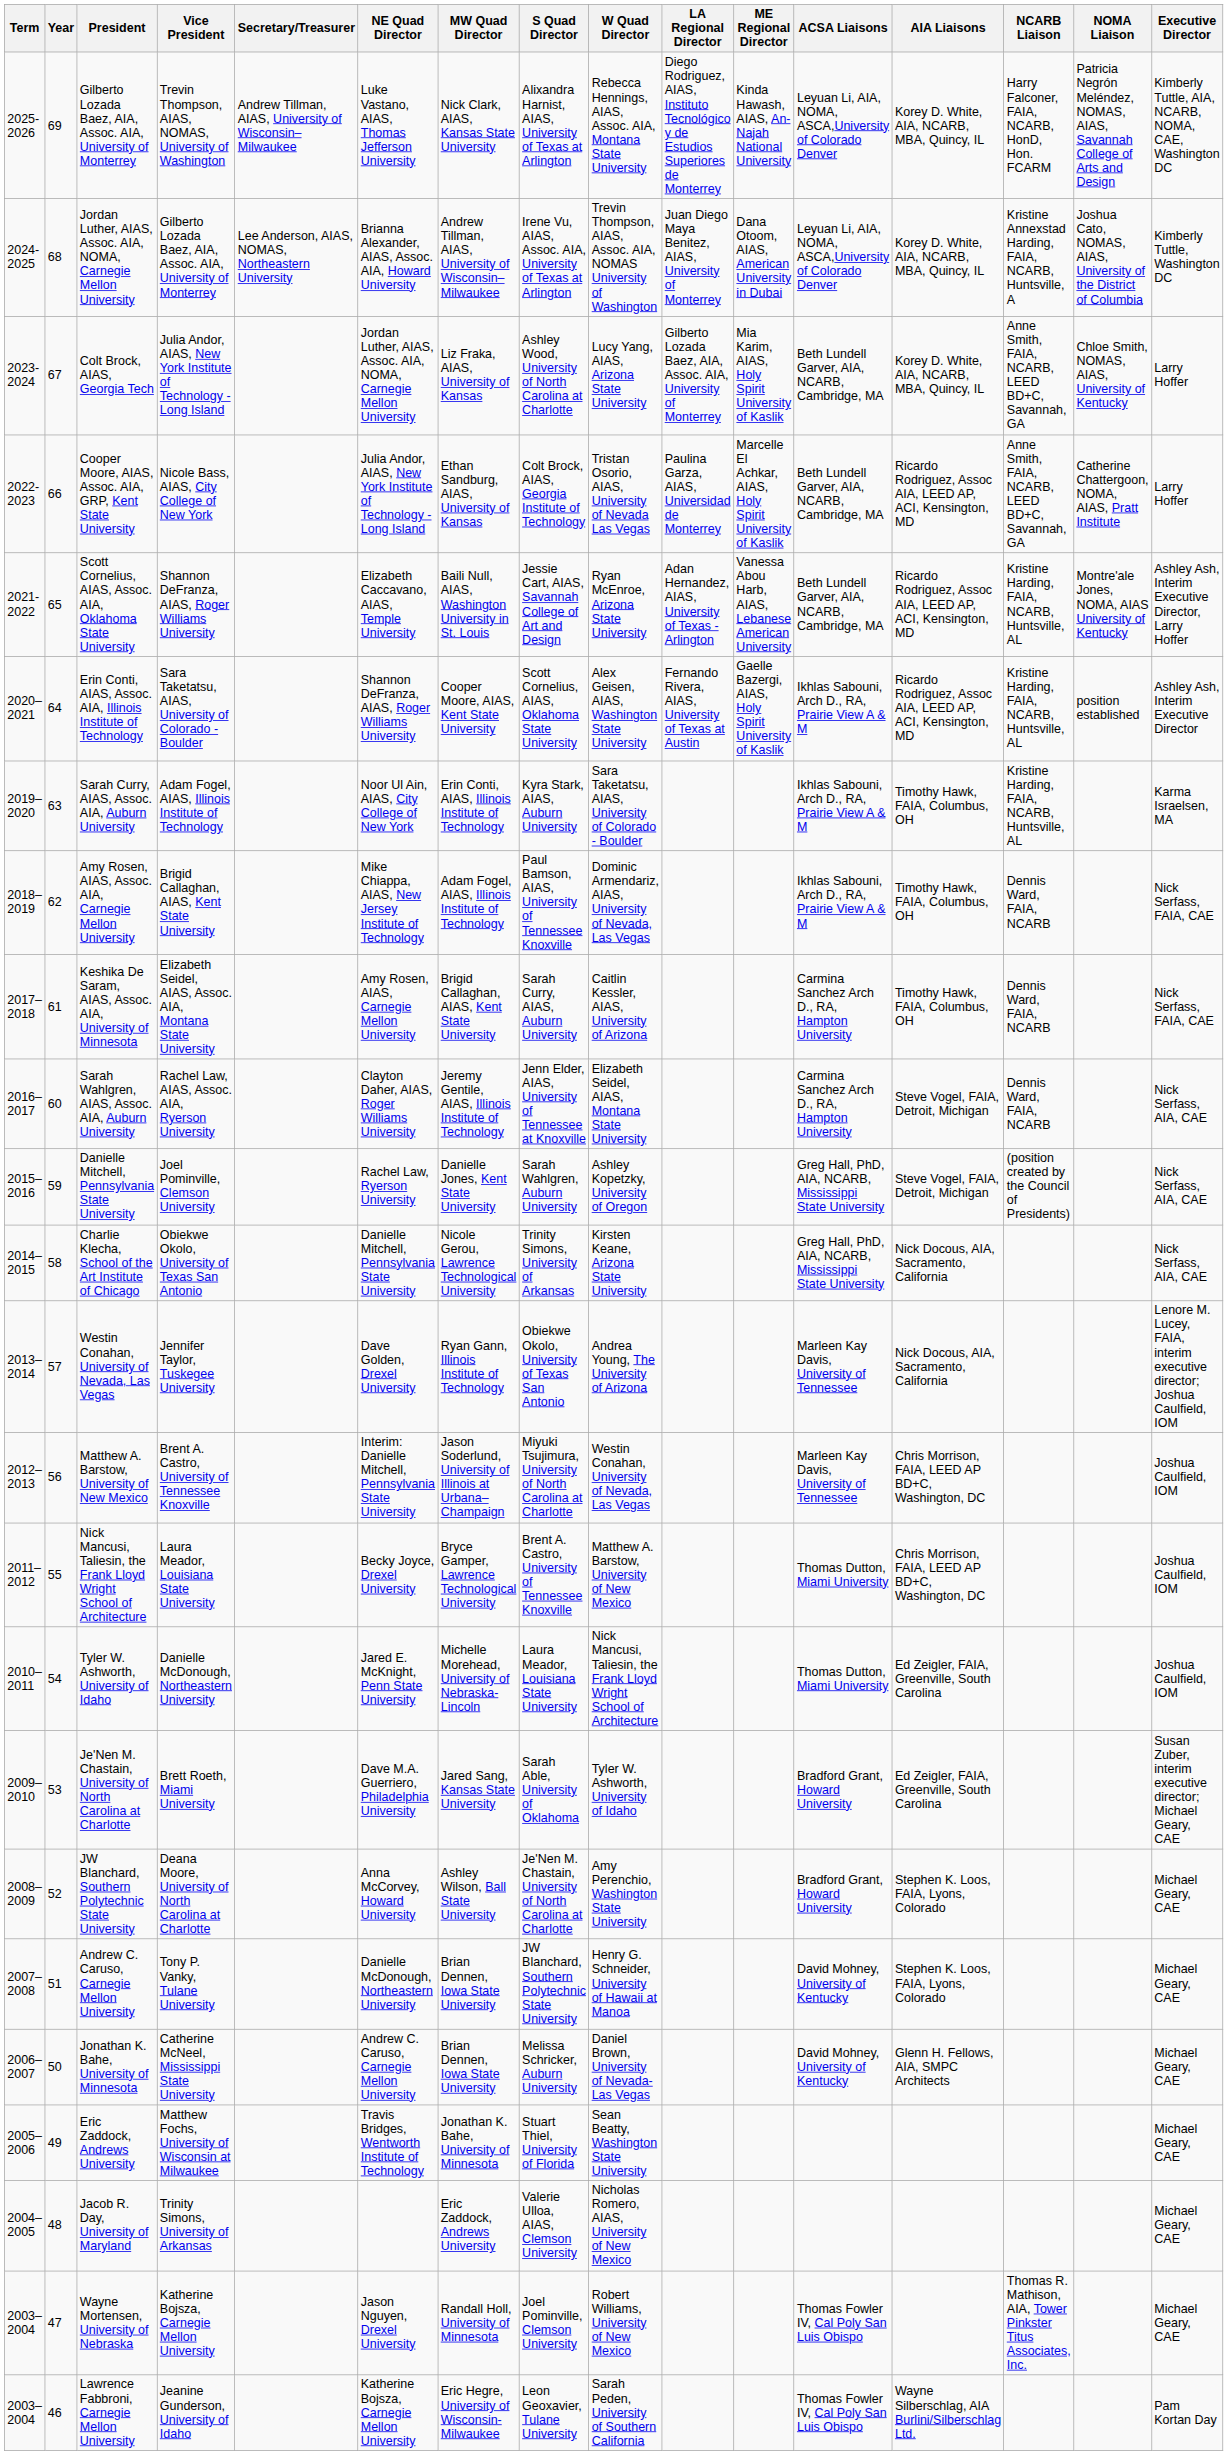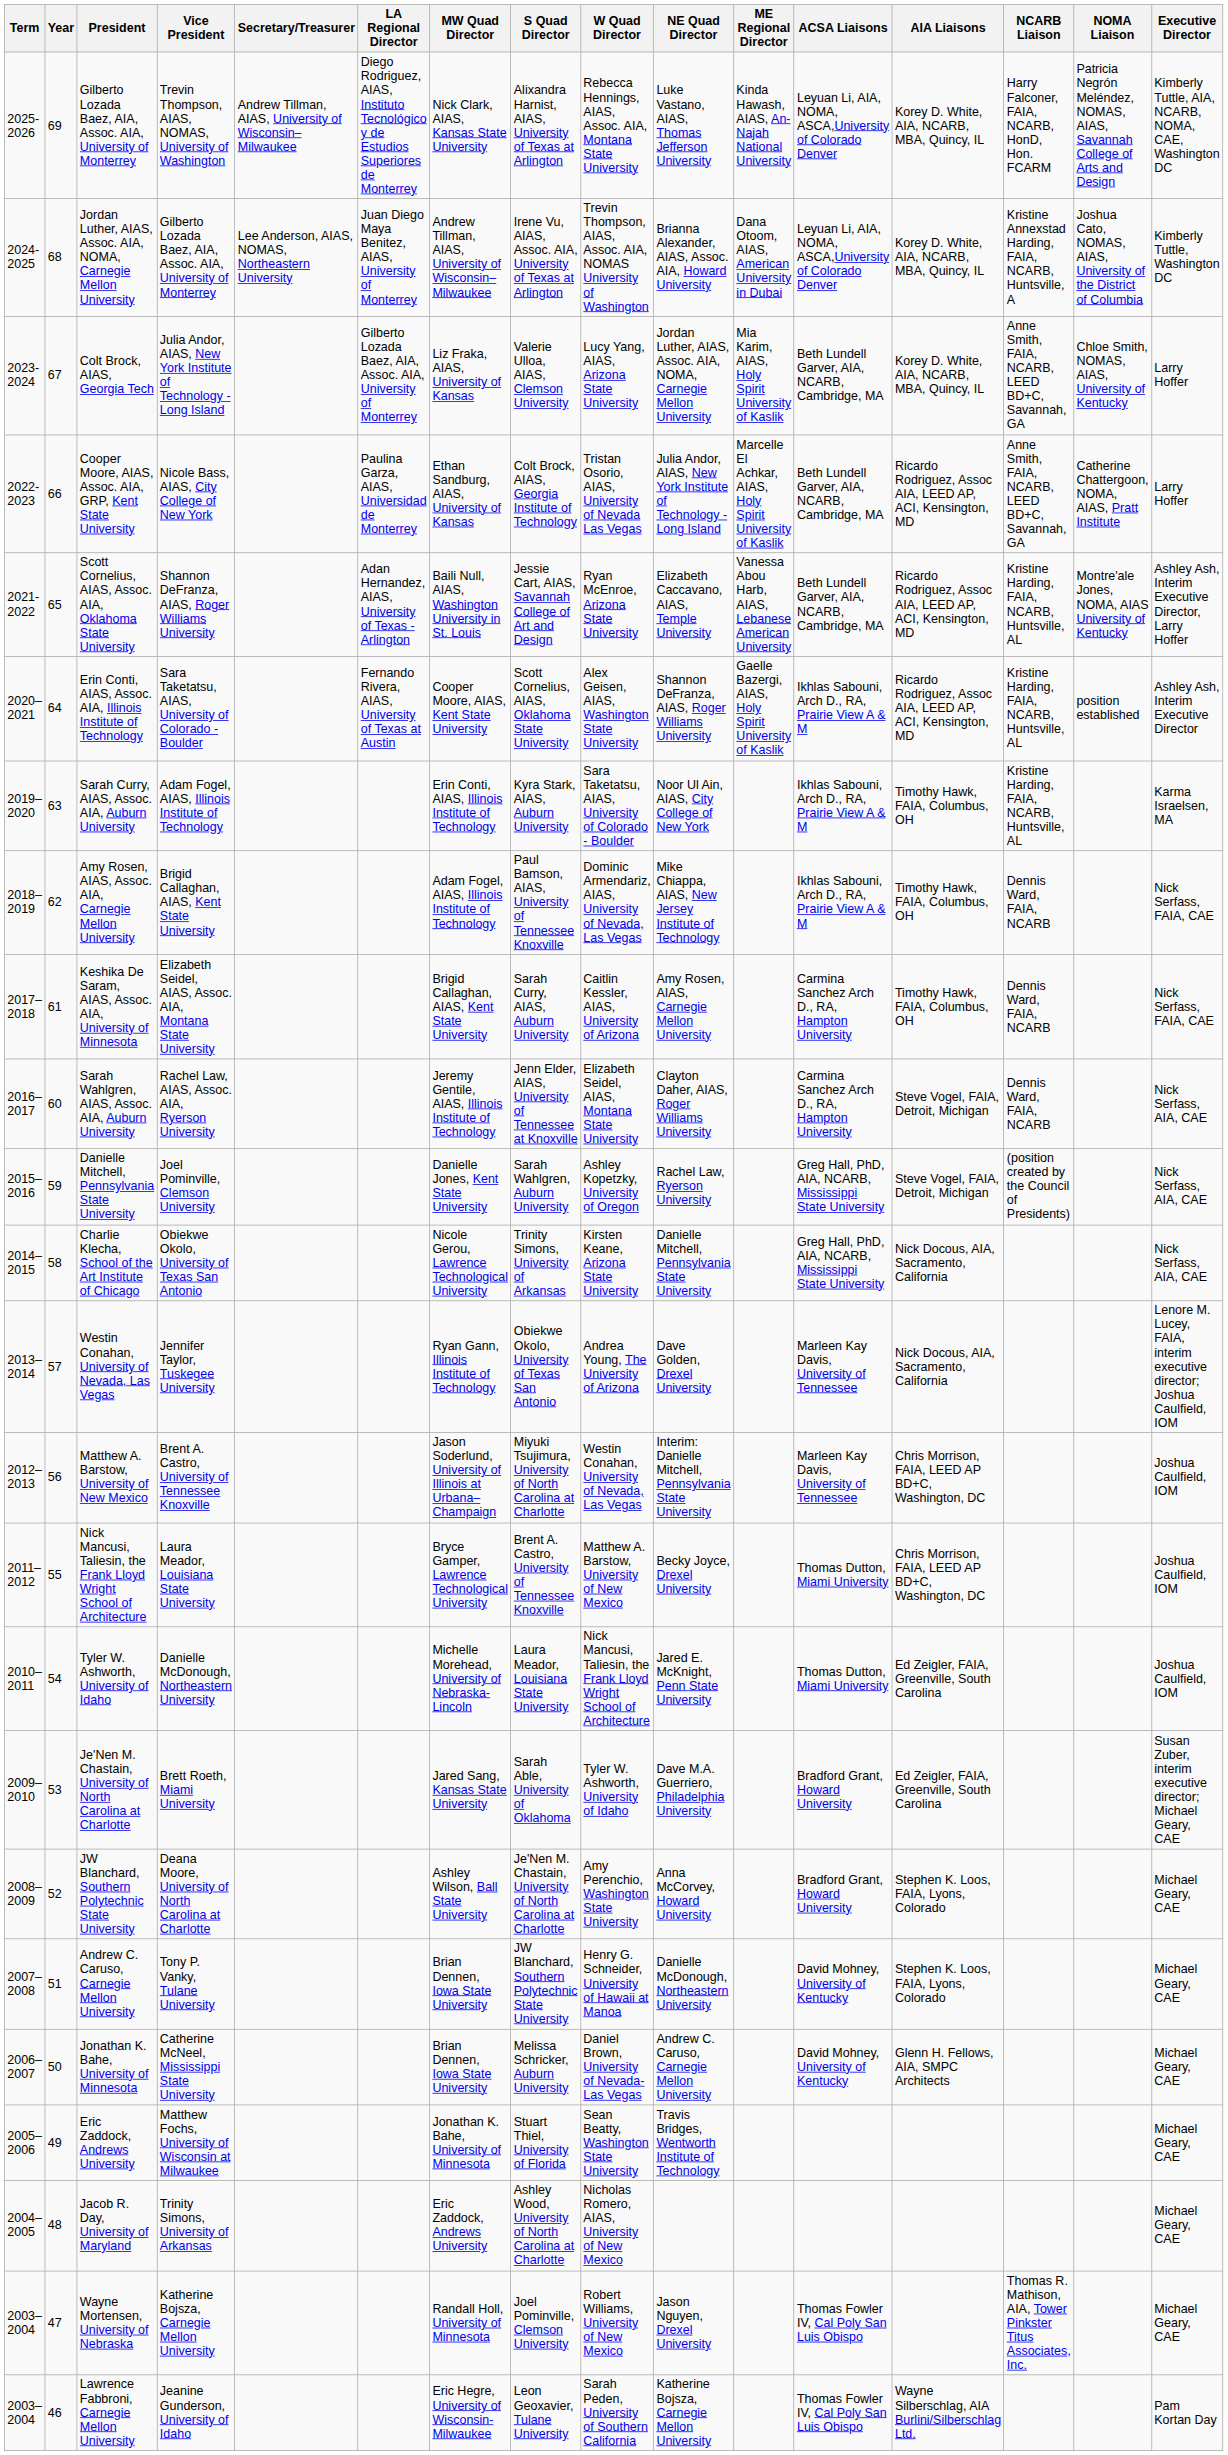columns swapped: (398, 28) <-> (698, 28)
(552, 375) Ashley Wood, University of North Carolina at Charlotte -> (541, 375) Valerie Ulloa, AIAS, Clemson University
(550, 2225) Valerie Ulloa, AIAS, Clemson University -> (544, 2225) Ashley Wood, University of North Carolina at Charlotte
